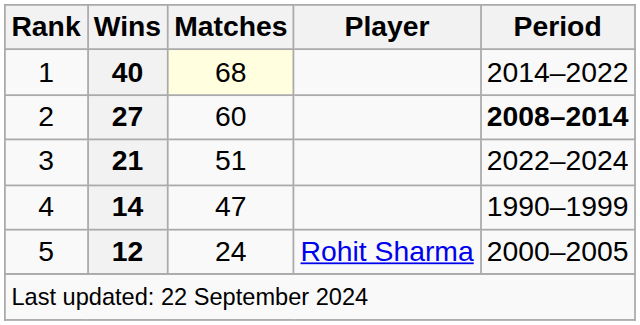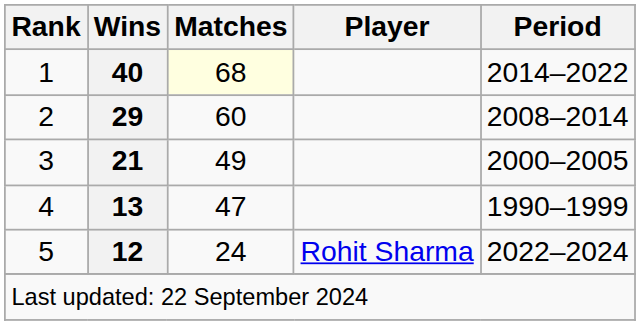(127, 116) 27 -> (127, 116) 29
(558, 116) bold -> (558, 116) normal
(231, 161) 51 -> (231, 161) 49
(558, 161) 2022–2024 -> (558, 161) 2000–2005
(127, 206) 14 -> (127, 206) 13
(558, 251) 2000–2005 -> (558, 251) 2022–2024
